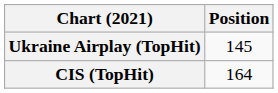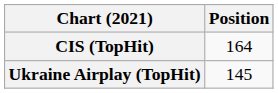rows swapped: (105, 74) <-> (105, 46)
